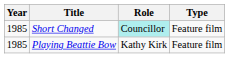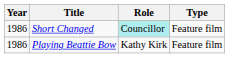(17, 28) 1985 -> (17, 28) 1986
(17, 45) 1985 -> (17, 45) 1986
